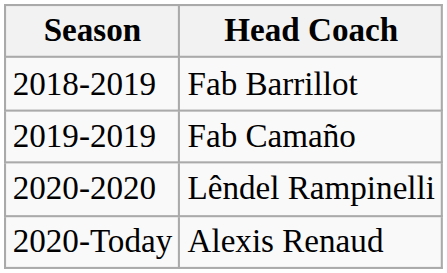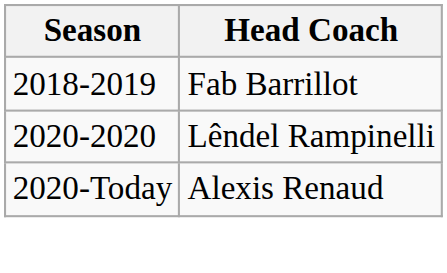- row: (272, 135)
